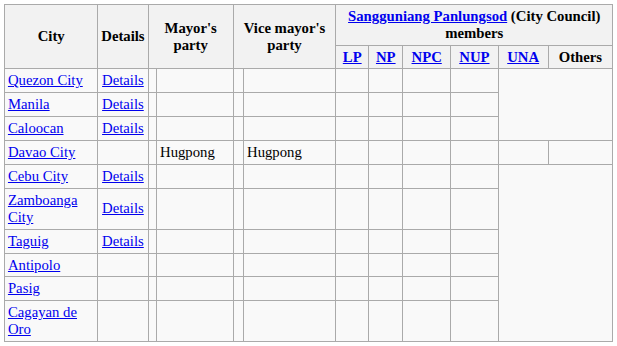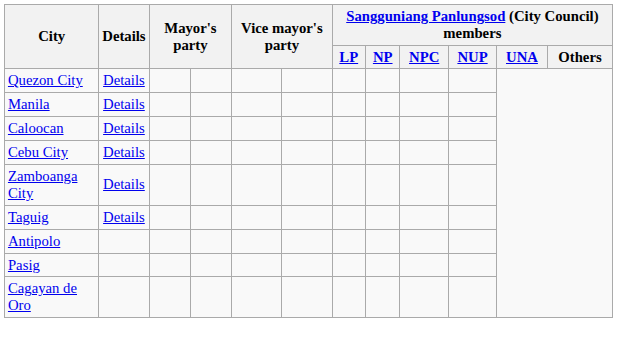- row: (42, 152)
